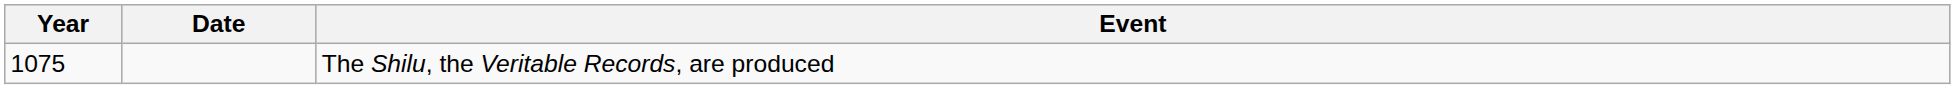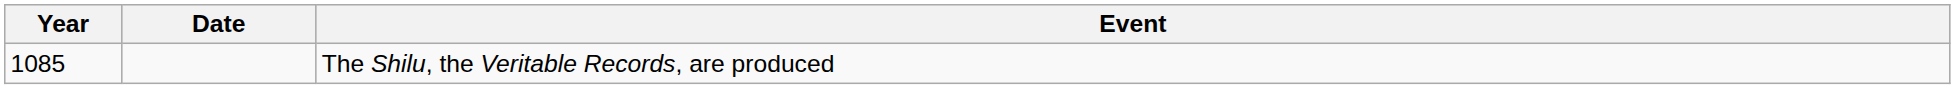(38, 63) 1075 -> (38, 63) 1085
